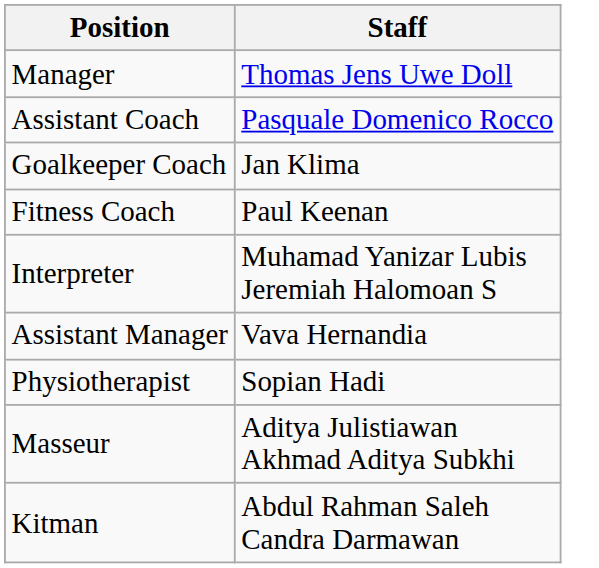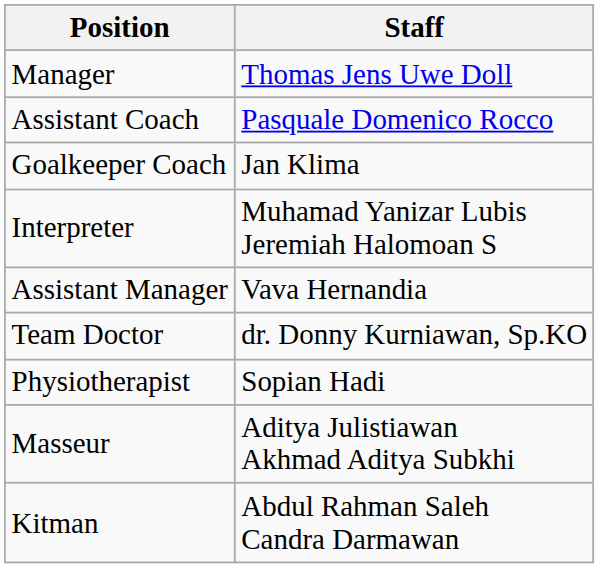- row: (93, 211)
+ row: (87, 335)
